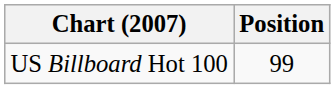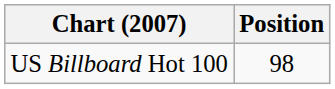(282, 63) 99 -> (282, 63) 98
